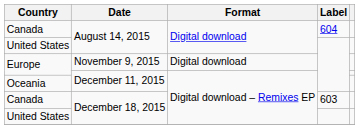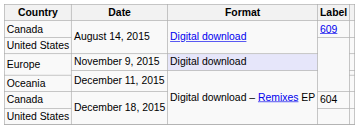(329, 29) 604 -> (329, 29) 609
(208, 62) no background -> (208, 62) lavender background
(329, 100) 603 -> (329, 100) 604
